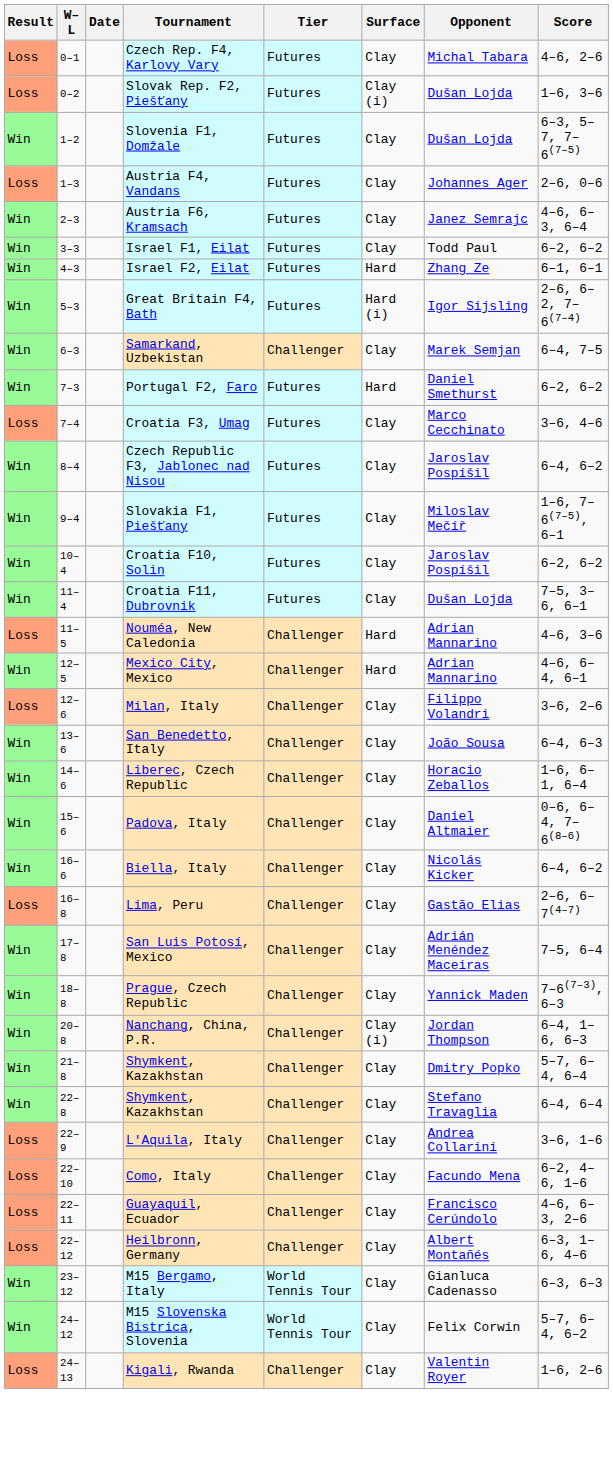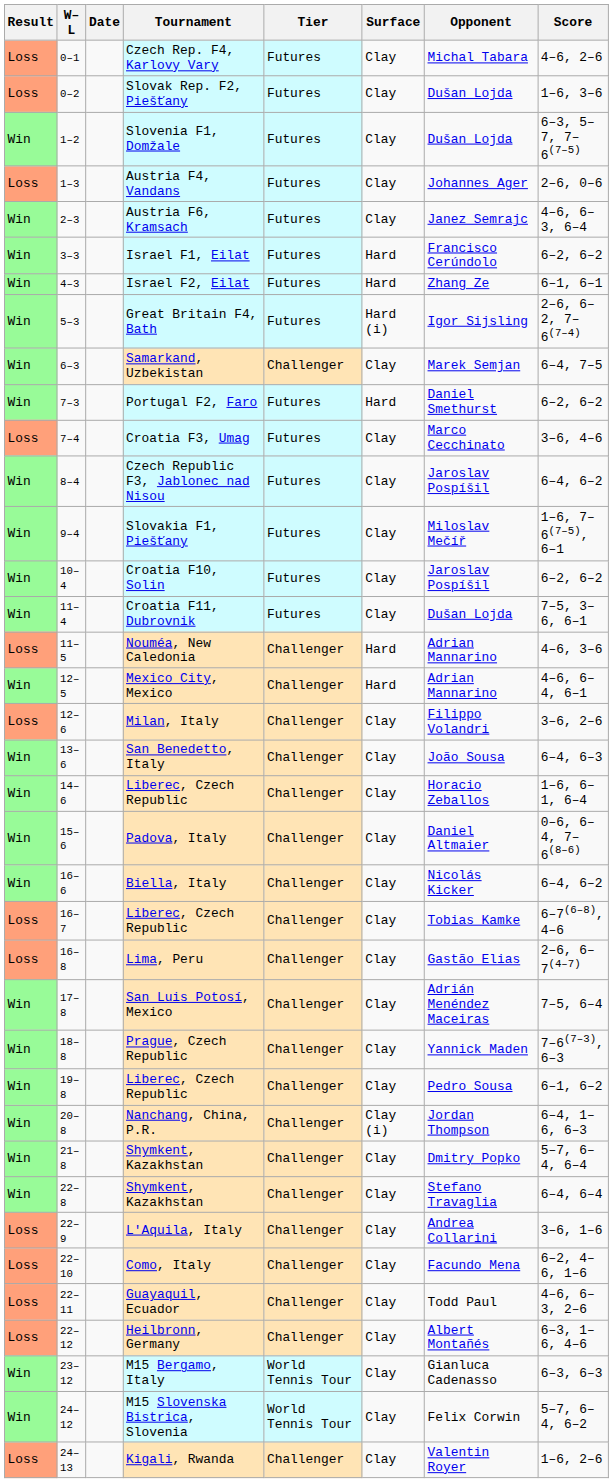(381, 94) Clay (i) -> (381, 94) Clay
(381, 248) Clay -> (381, 256) Hard
(462, 248) Todd Paul -> (462, 256) Francisco Cerúndolo
+ row: (70, 921)
+ row: (70, 1088)
(462, 1212) Francisco Cerúndolo -> (462, 1302) Todd Paul
